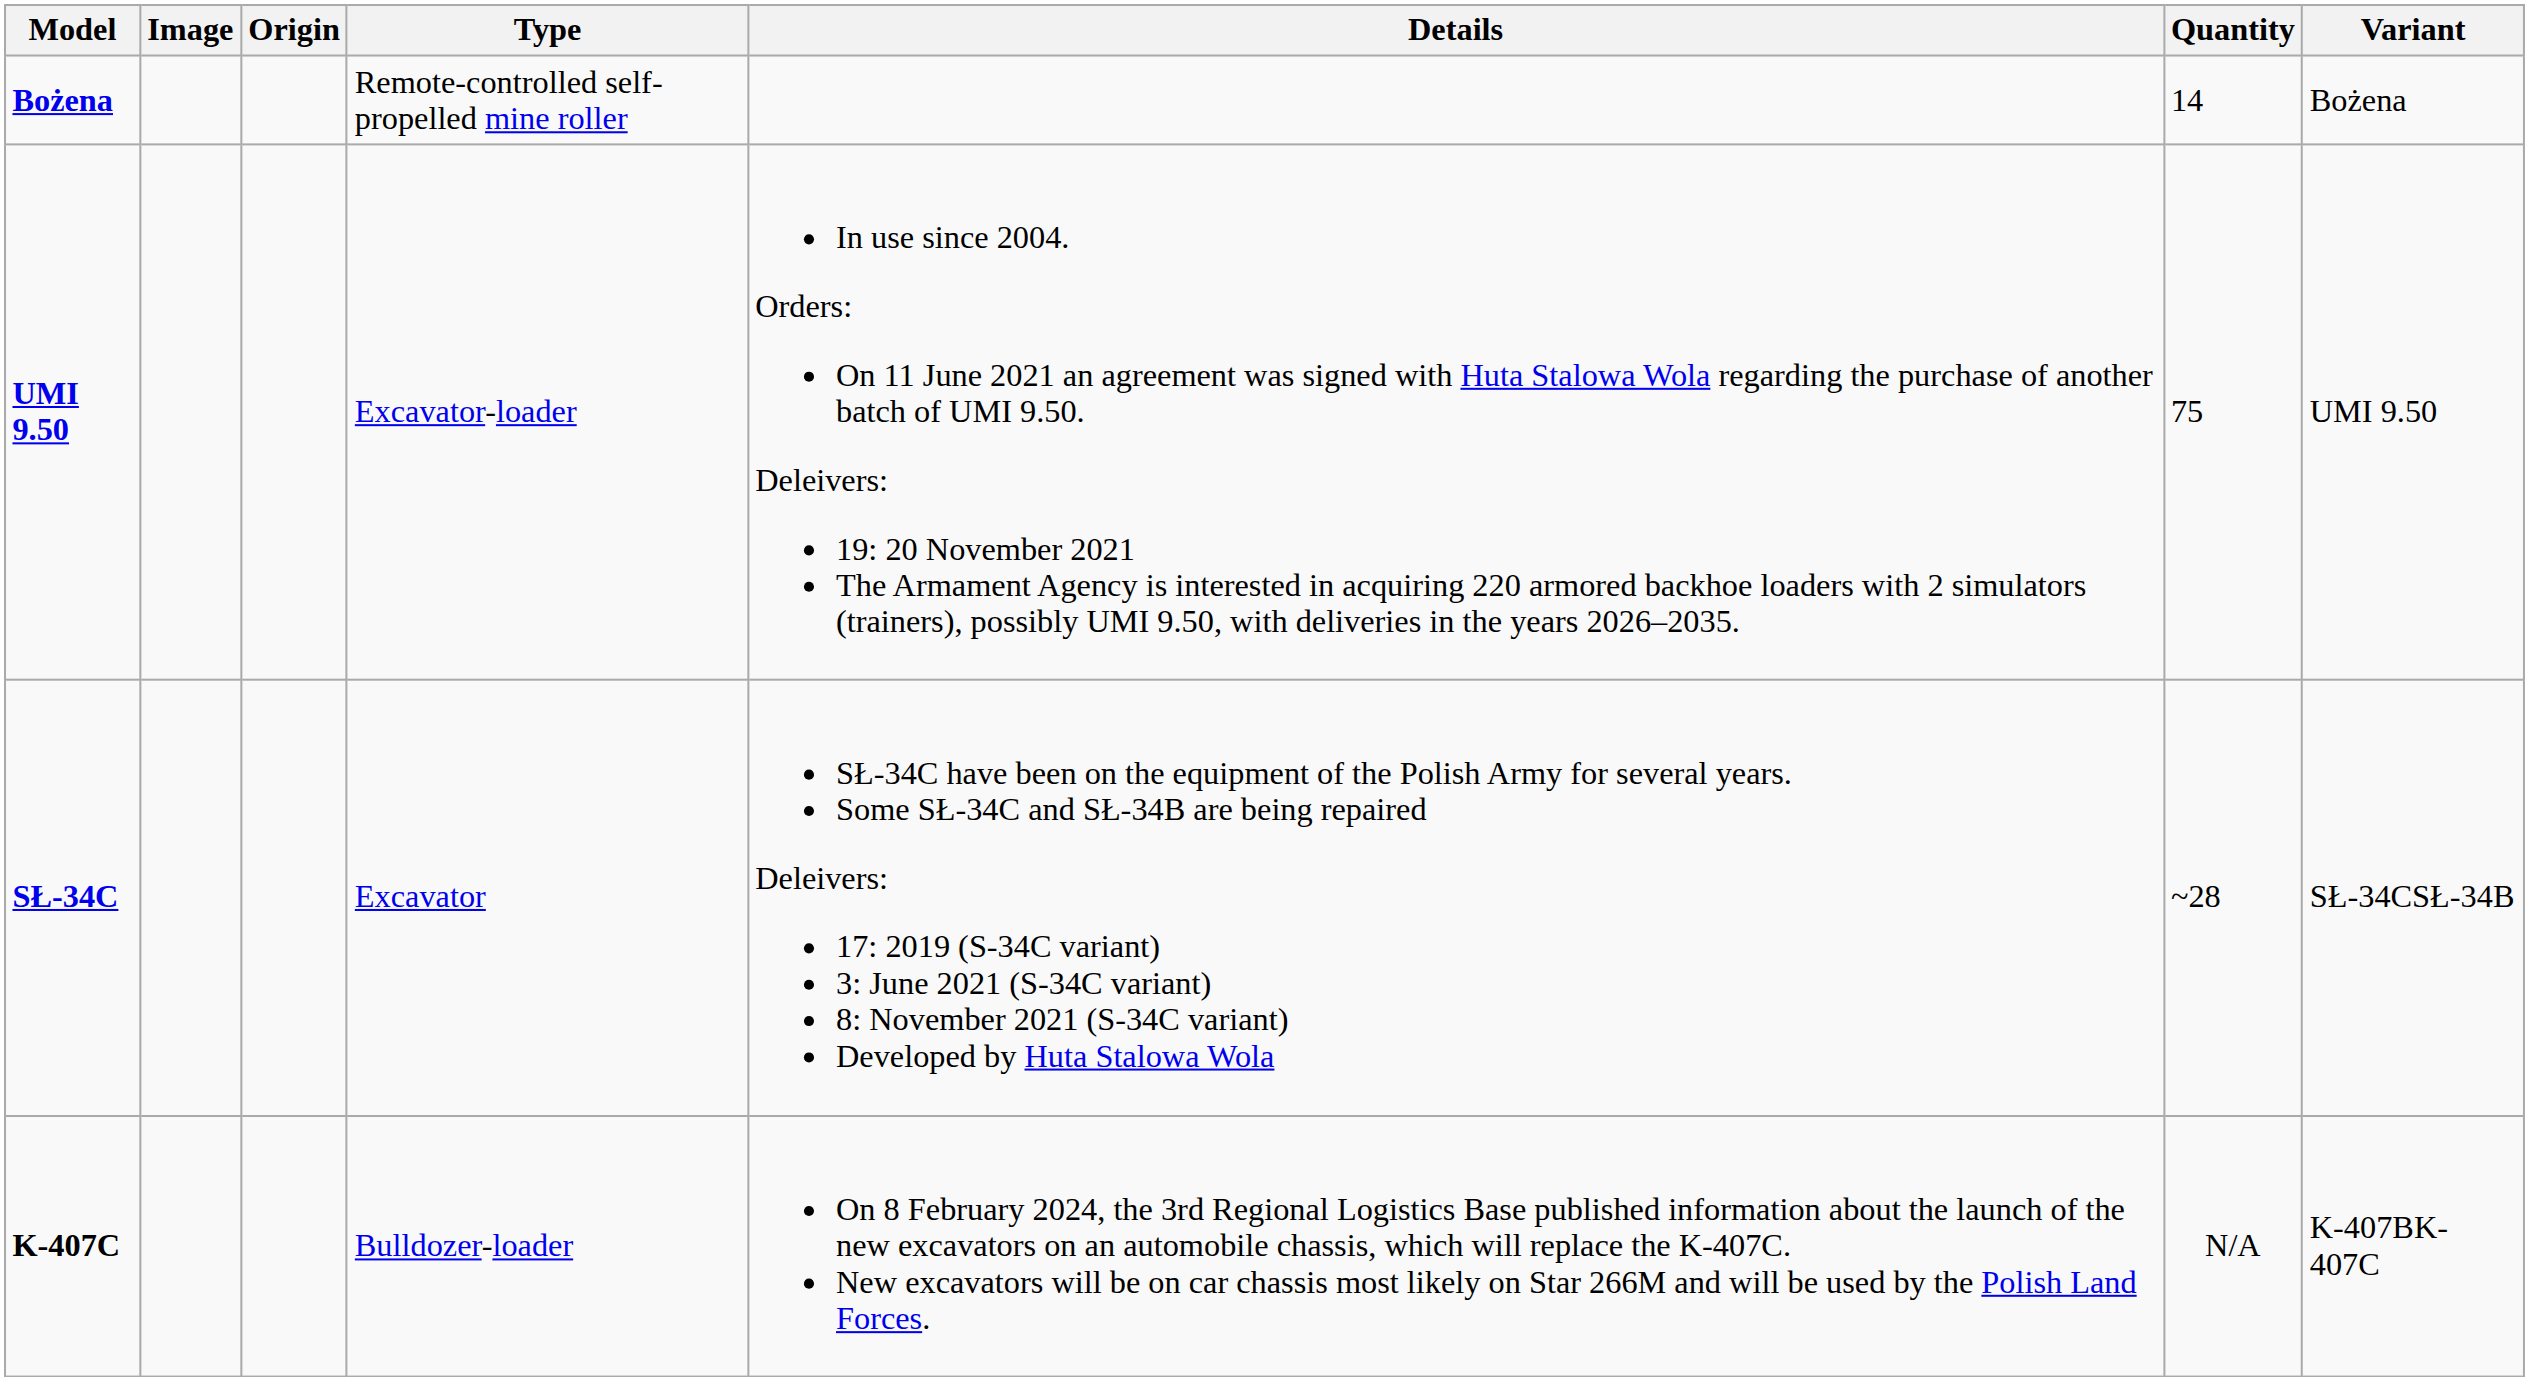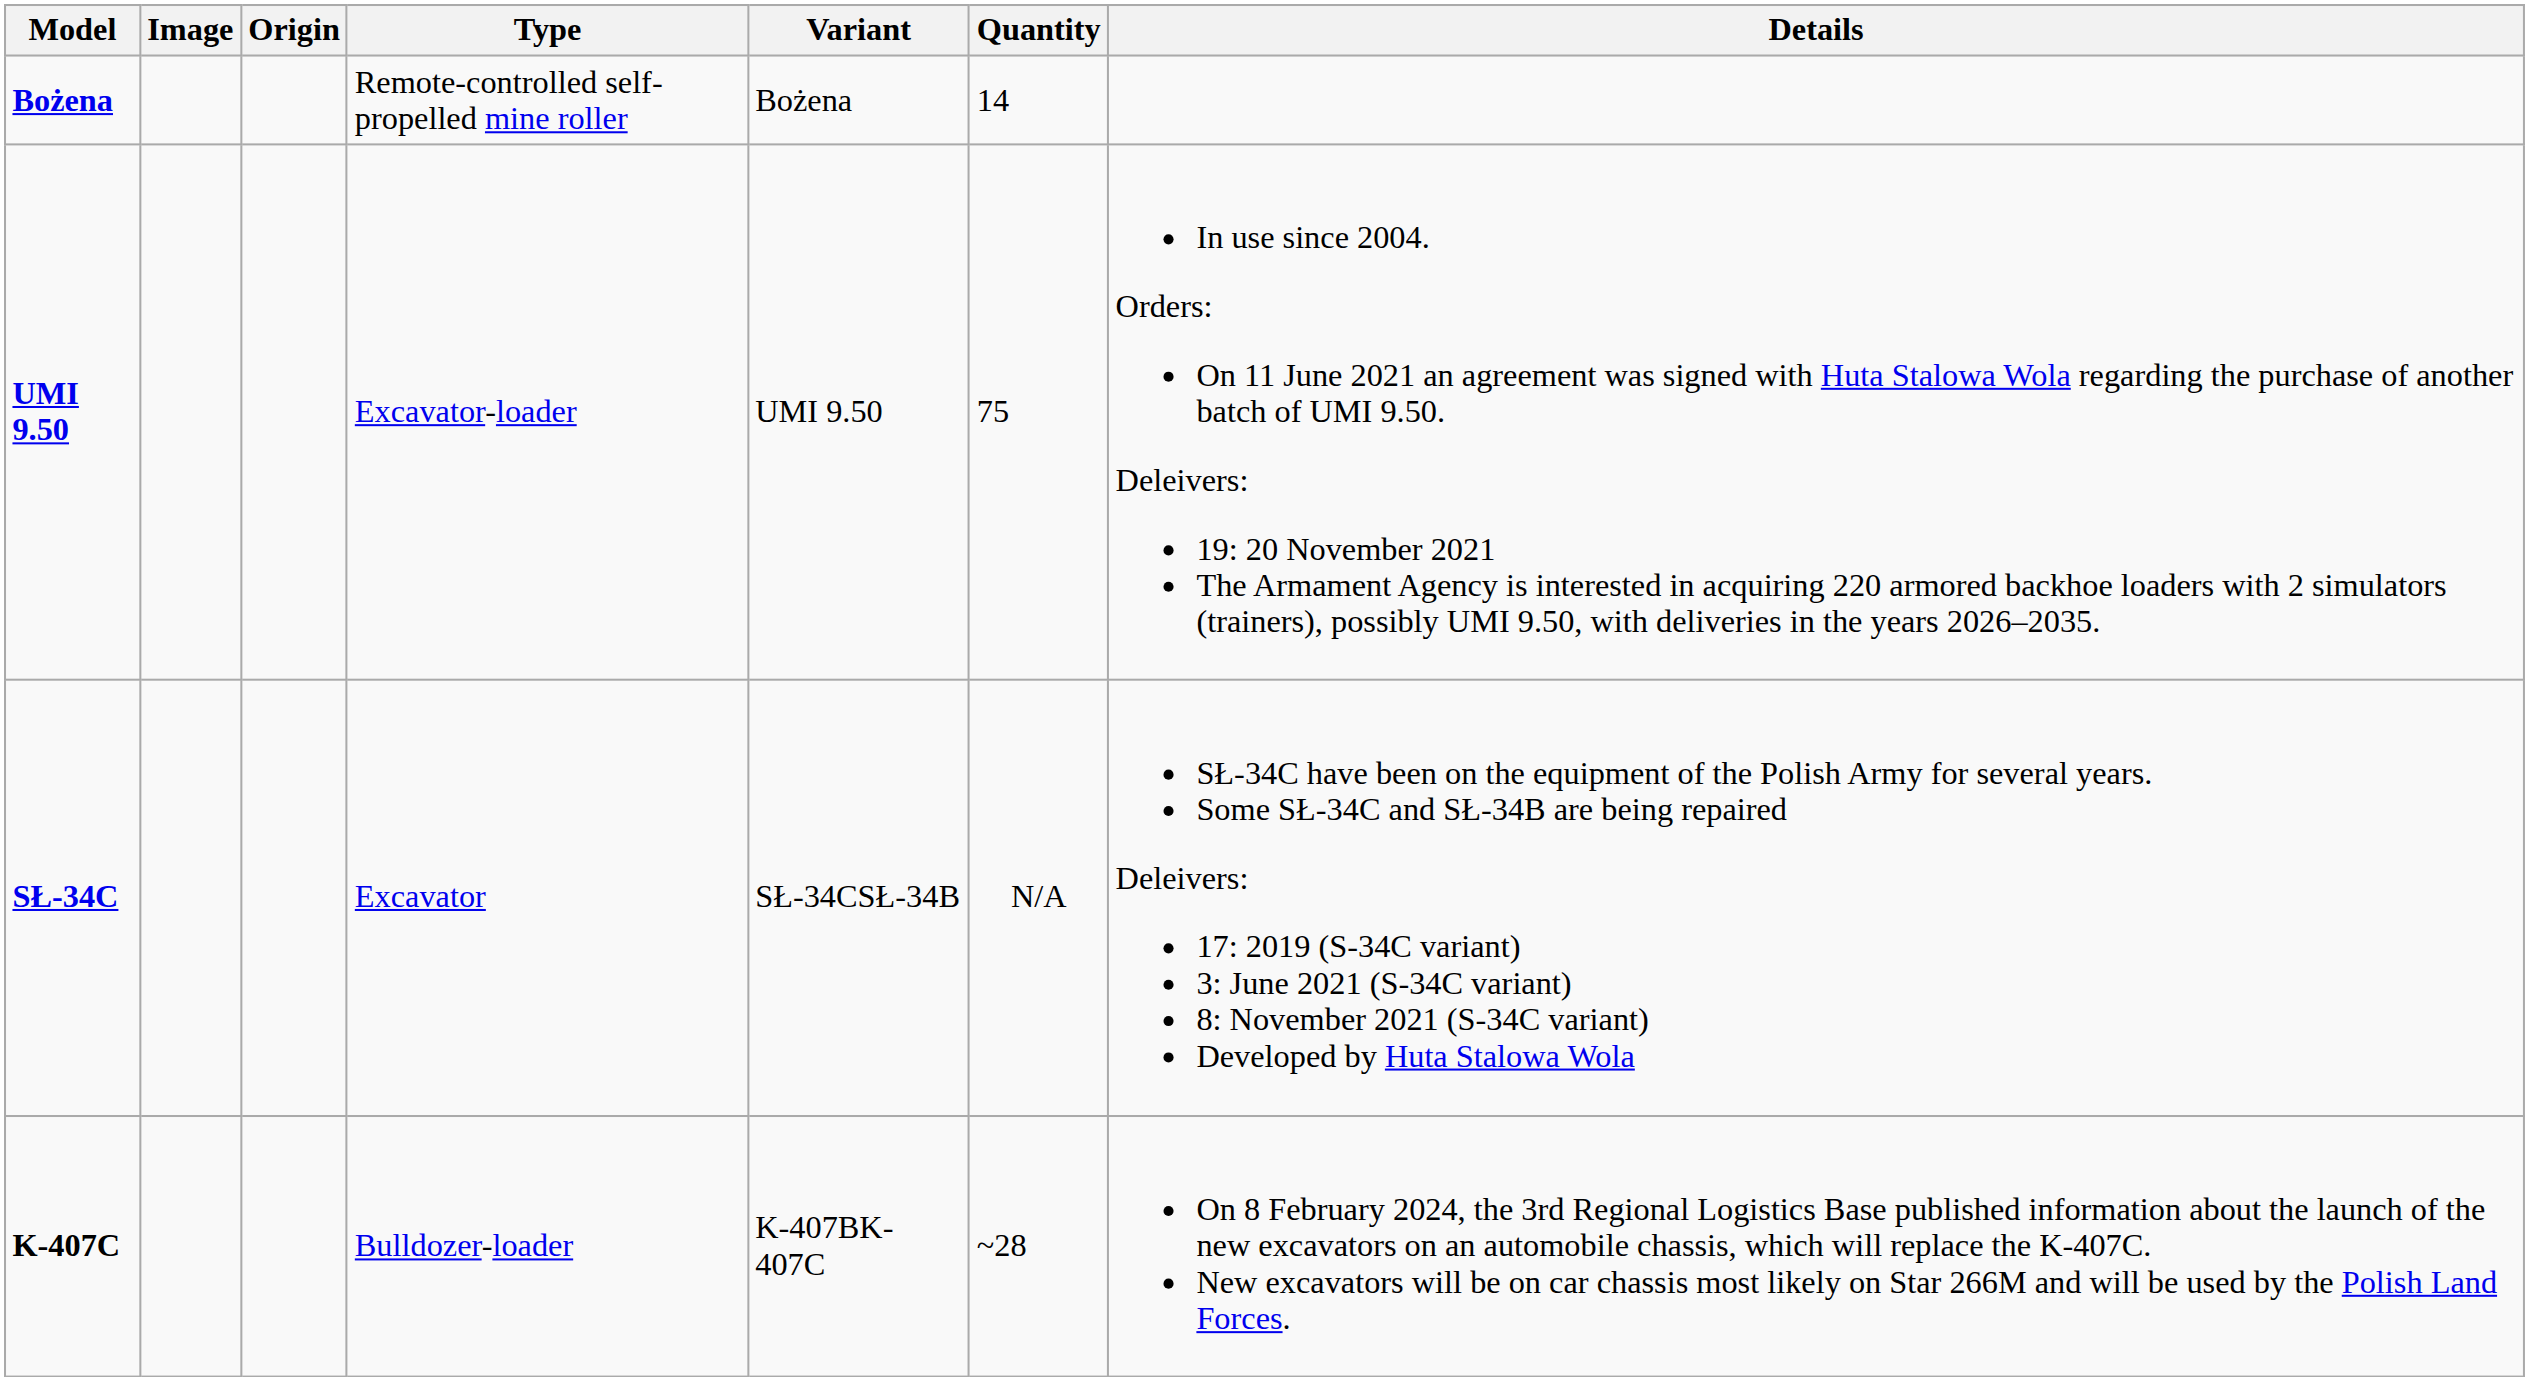columns swapped: (2413, 30) <-> (1456, 30)
(2196, 896) ~28 -> (1039, 896) N/A
(2233, 1245) N/A -> (1002, 1245) ~28
